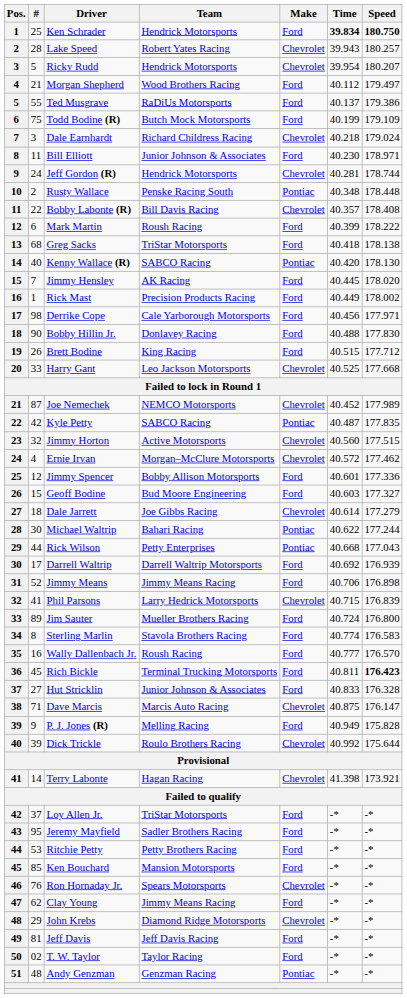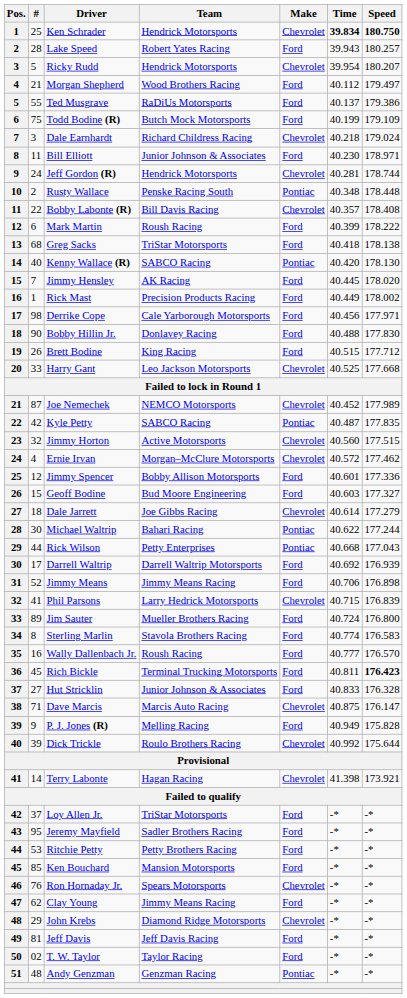(292, 31) Ford -> (304, 31) Chevrolet
(304, 49) Chevrolet -> (292, 49) Ford
